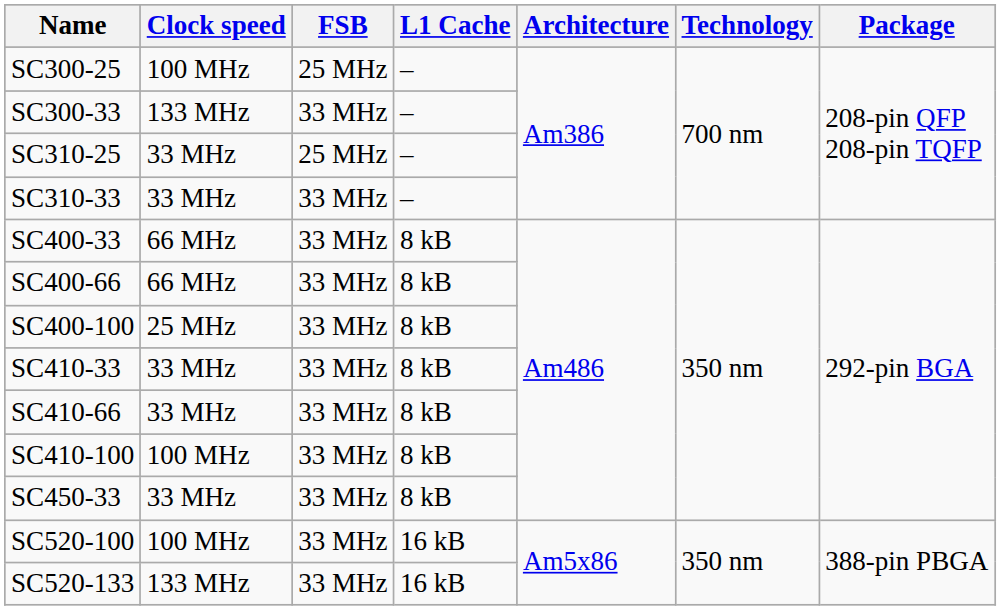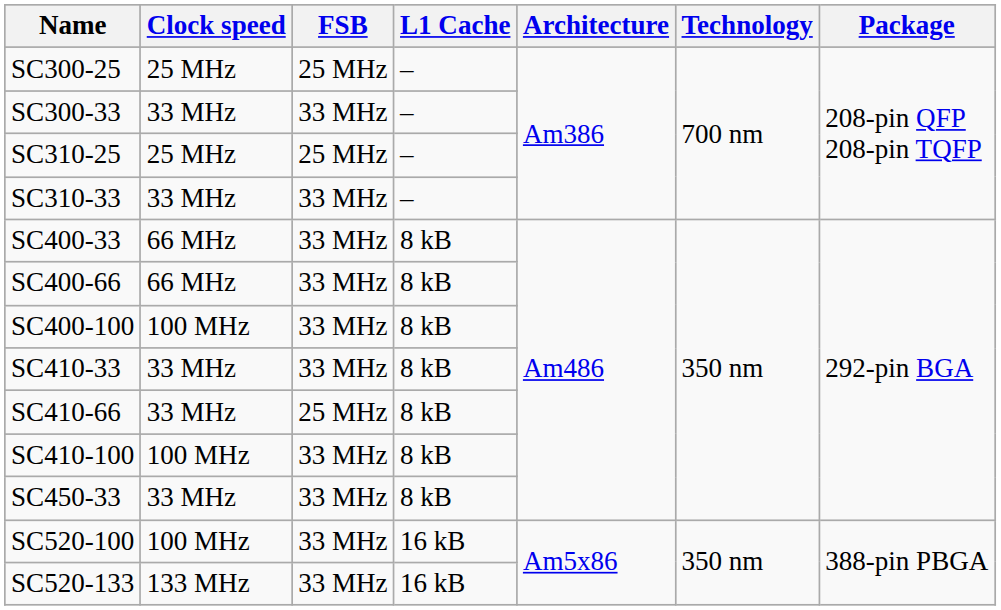(198, 68) 100 MHz -> (191, 68) 25 MHz
(198, 111) 133 MHz -> (191, 111) 33 MHz
(191, 154) 33 MHz -> (191, 154) 25 MHz
(191, 326) 25 MHz -> (198, 326) 100 MHz
(343, 411) 33 MHz -> (343, 411) 25 MHz
